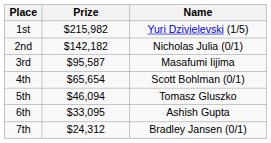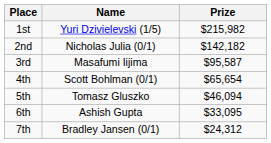columns swapped: (198, 12) <-> (86, 12)
